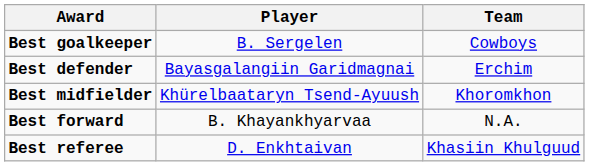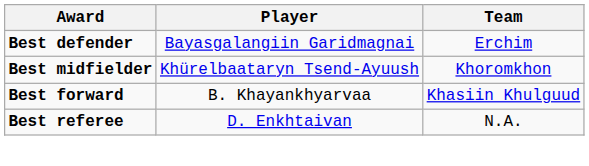- row: (80, 44)
(503, 122) N.A. -> (503, 96) Khasiin Khulguud
(503, 148) Khasiin Khulguud -> (503, 122) N.A.
